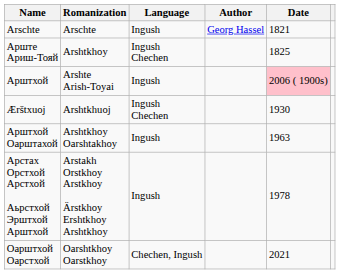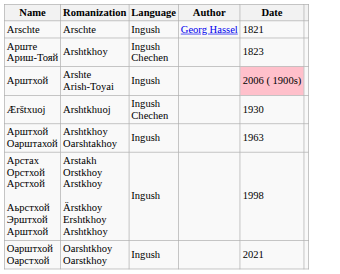(280, 52) 1825 -> (253, 52) 1823
(280, 196) 1978 -> (253, 196) 1998
(167, 254) Chechen, Ingush -> (146, 254) Ingush
